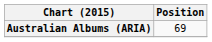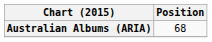(180, 29) 69 -> (180, 29) 68
